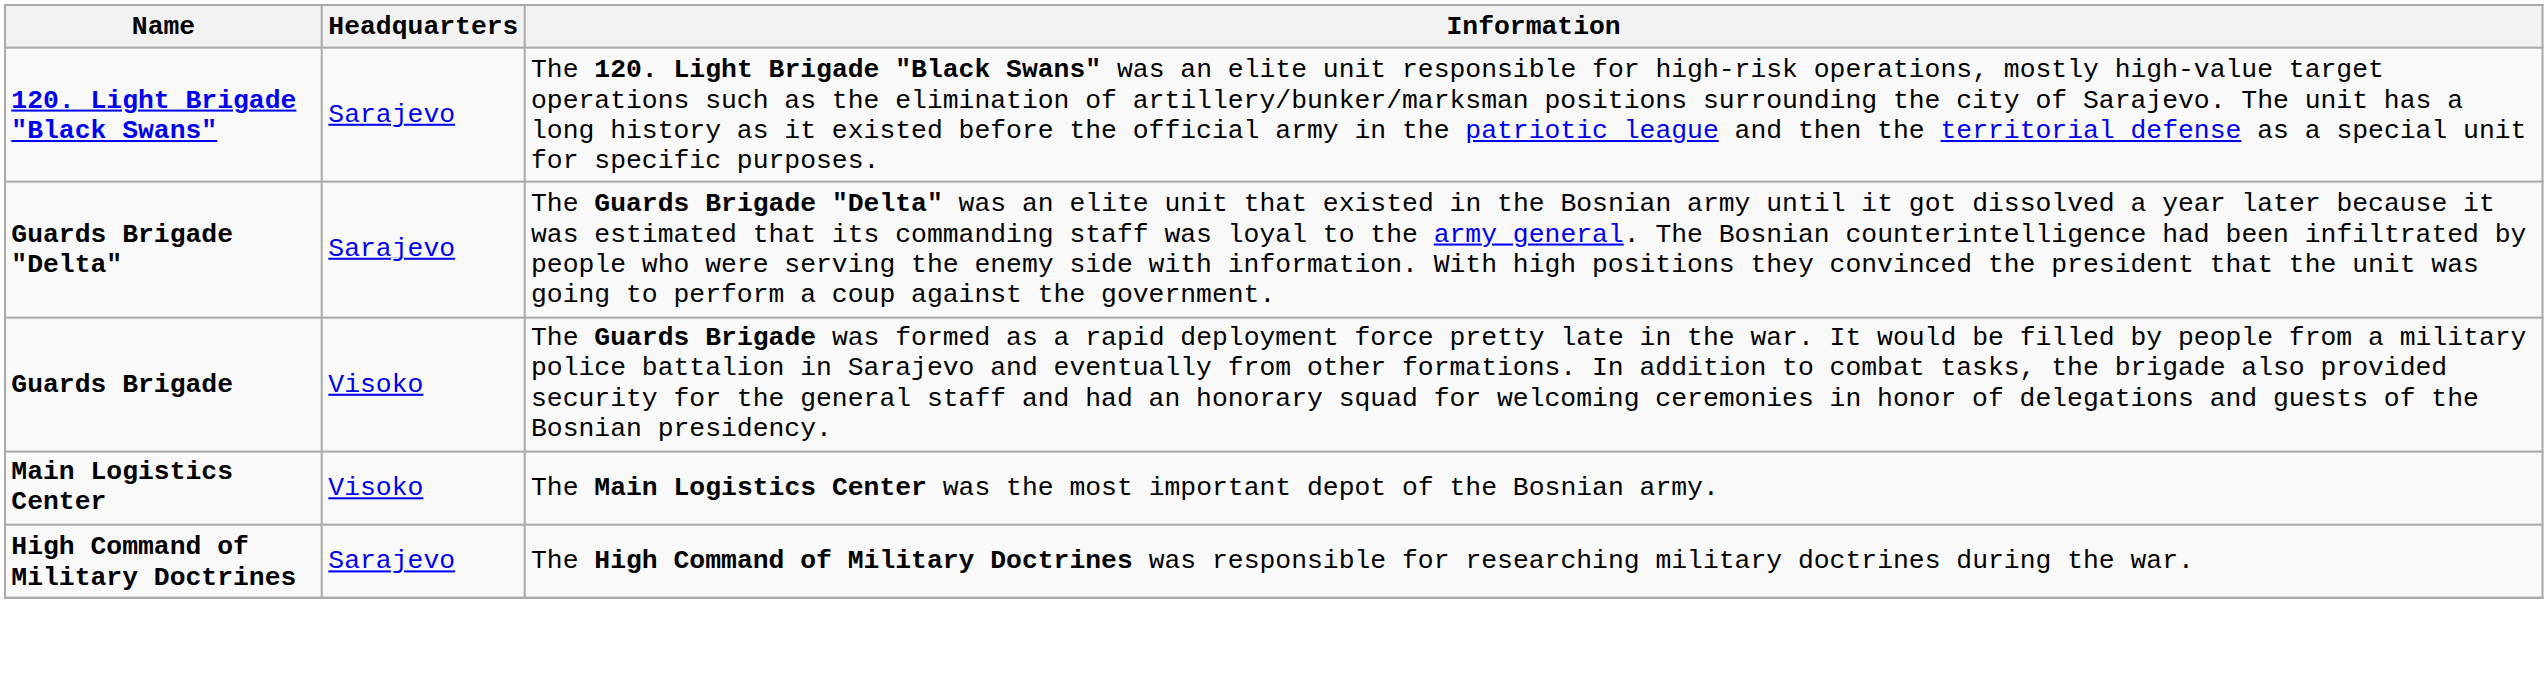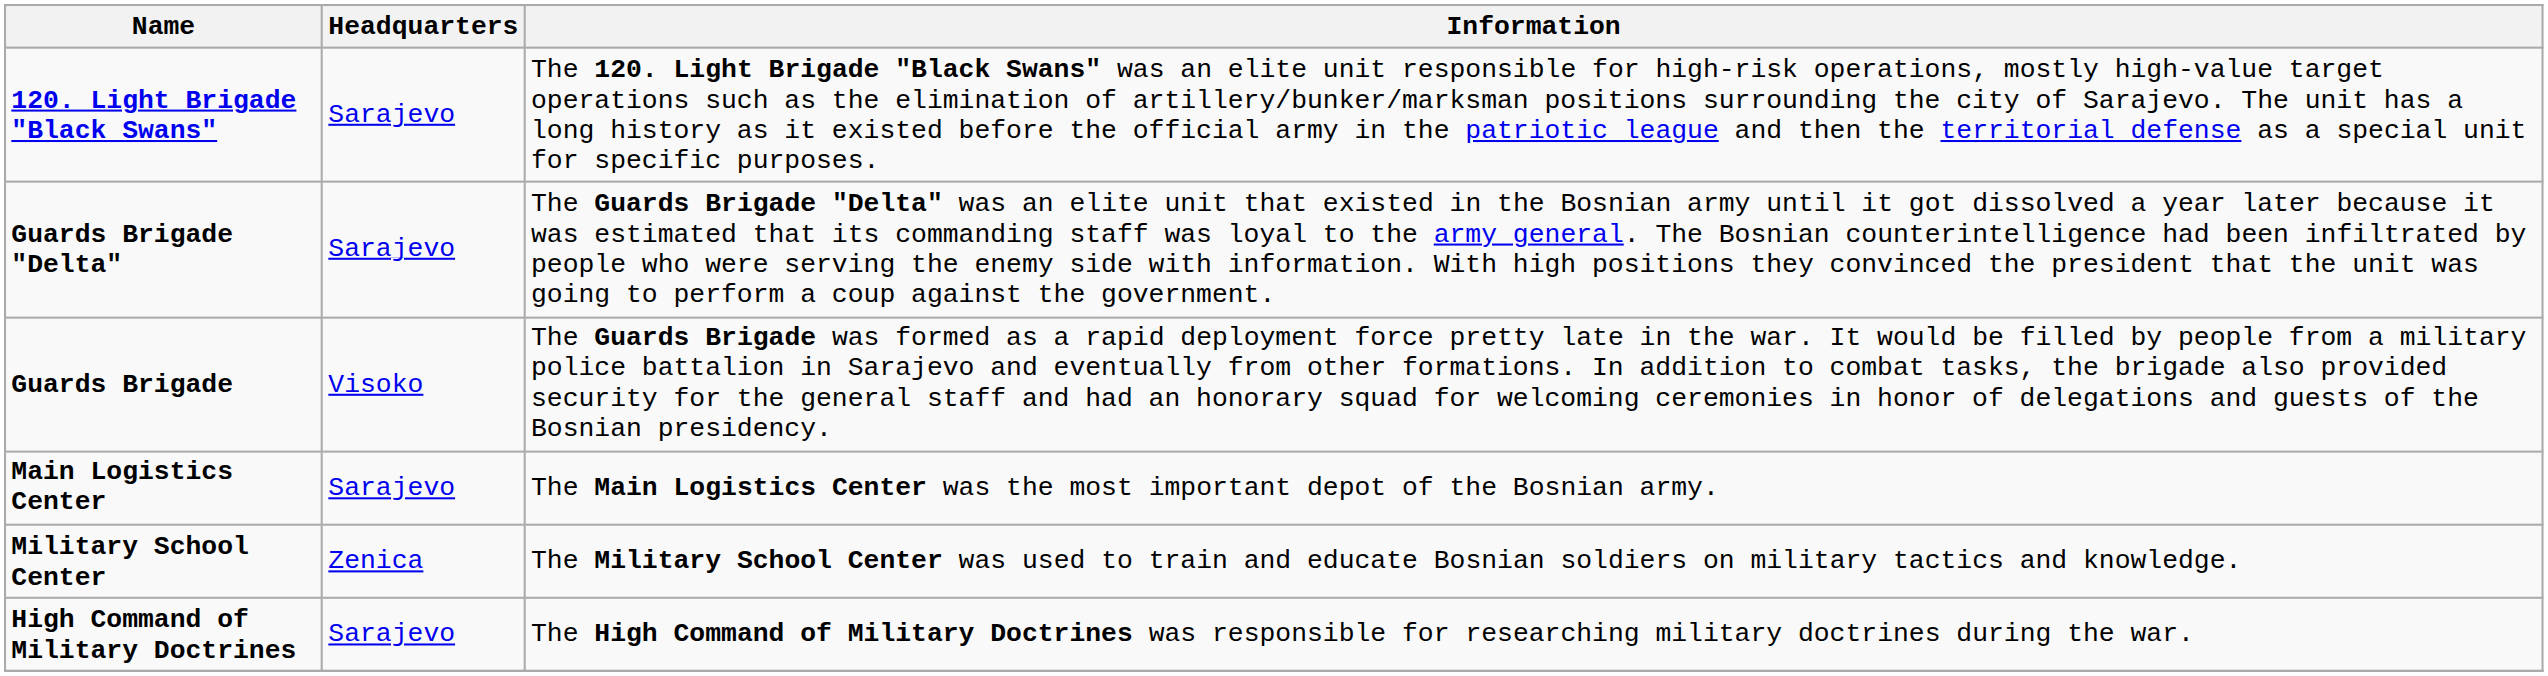(376, 488) Visoko -> (392, 488) Sarajevo
+ row: (130, 561)
